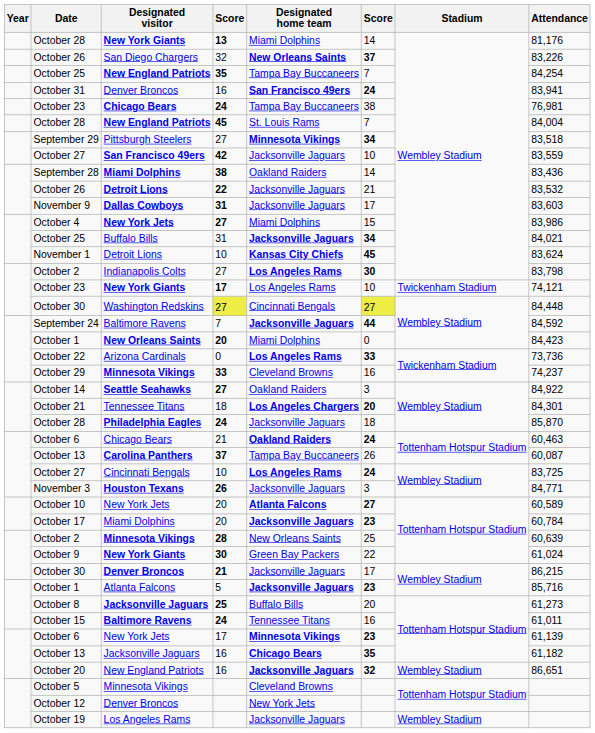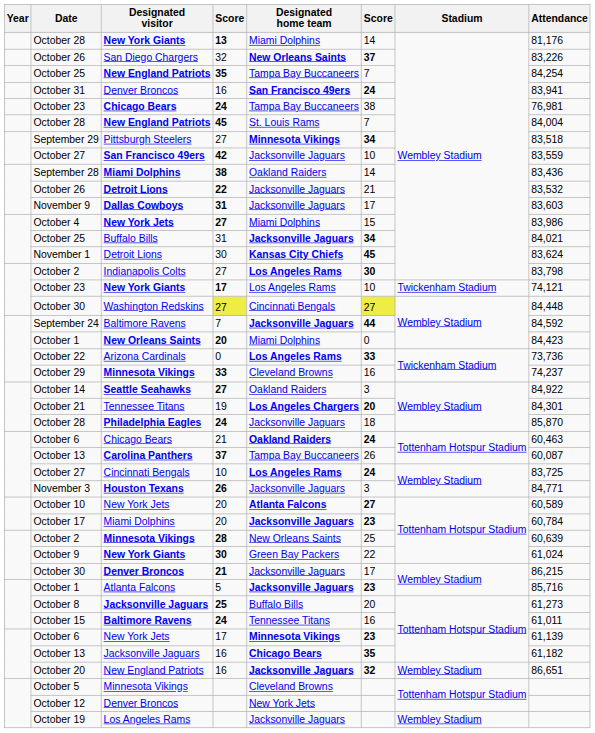(221, 255) 10 -> (221, 255) 30
(221, 406) 18 -> (221, 406) 19
